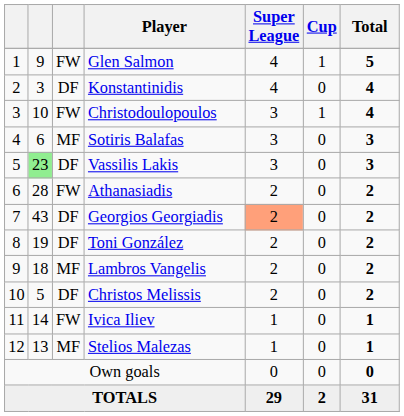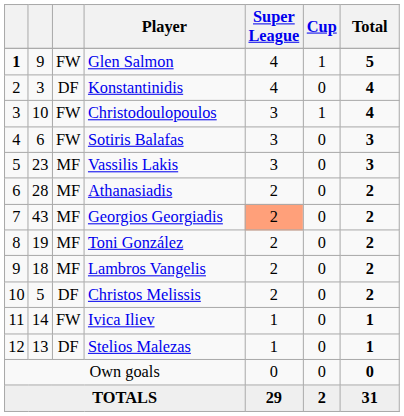(16, 61) normal -> (16, 61) bold
(68, 139) MF -> (68, 139) FW
(40, 165) lightgreen background -> (40, 165) no background
(68, 165) DF -> (68, 165) MF
(68, 191) FW -> (68, 191) MF
(68, 216) DF -> (68, 216) MF
(68, 242) DF -> (68, 242) MF
(68, 346) MF -> (68, 346) DF
